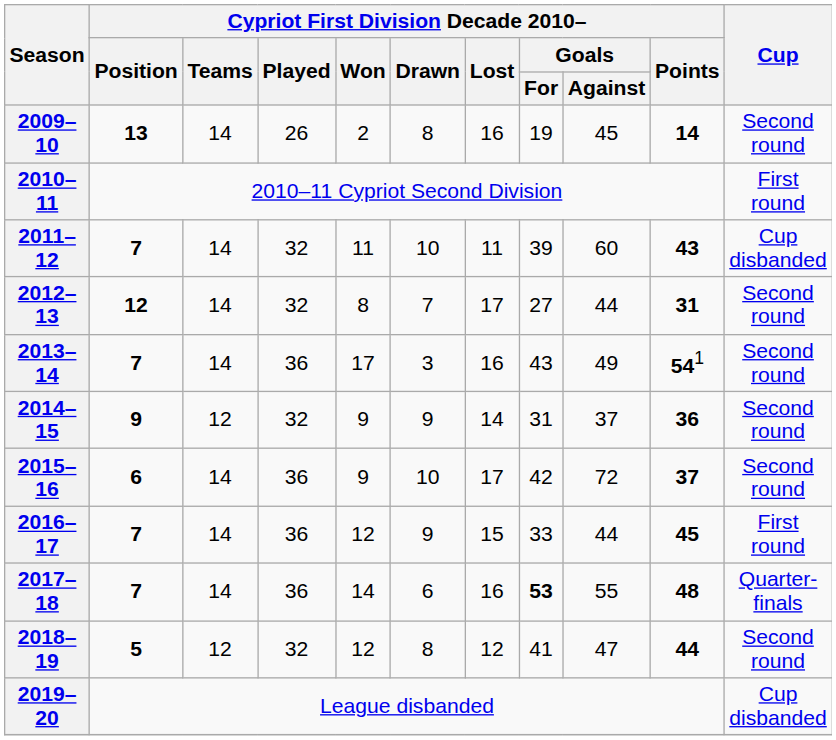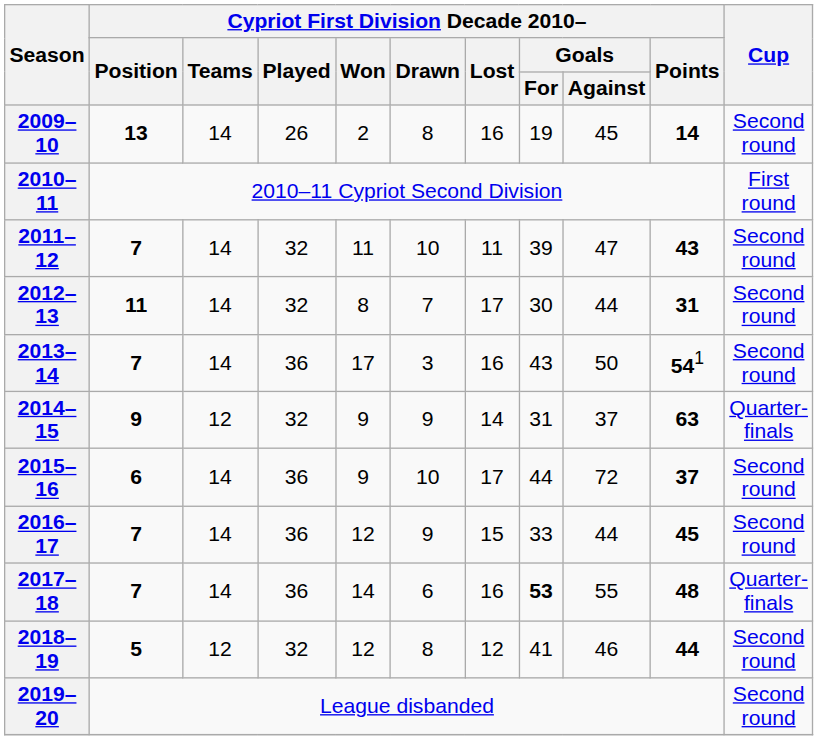(607, 248) 60 -> (607, 248) 47
(778, 248) Cup disbanded -> (769, 248) Second round
(136, 305) 12 -> (136, 305) 11
(541, 305) 27 -> (541, 305) 30
(607, 362) 49 -> (607, 362) 50
(687, 419) 36 -> (687, 419) 63
(778, 419) Second round -> (769, 419) Quarter-finals
(541, 477) 42 -> (541, 477) 44
(778, 534) First round -> (769, 534) Second round
(607, 648) 47 -> (607, 648) 46
(778, 706) Cup disbanded -> (769, 706) Second round
